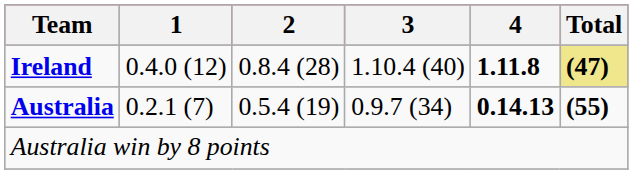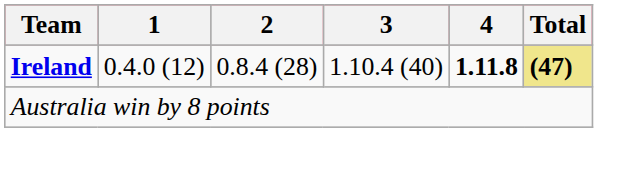- row: (62, 106)
